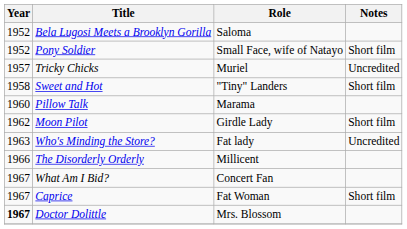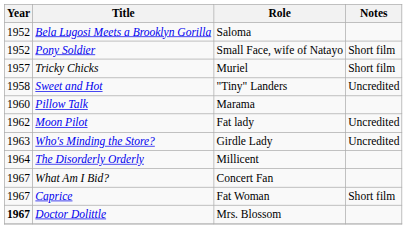(374, 68) Uncredited -> (372, 68) Short film
(372, 86) Short film -> (374, 86) Uncredited
(245, 123) Girdle Lady -> (235, 123) Fat lady
(372, 123) Short film -> (374, 123) Uncredited
(235, 141) Fat lady -> (245, 141) Girdle Lady
(19, 159) 1966 -> (19, 159) 1964
